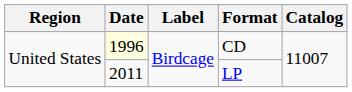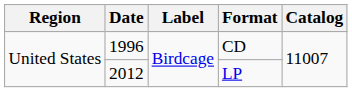(126, 45) lightyellow background -> (126, 45) no background
(126, 73) 2011 -> (126, 73) 2012
